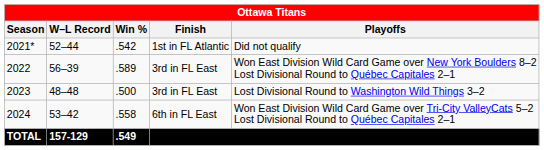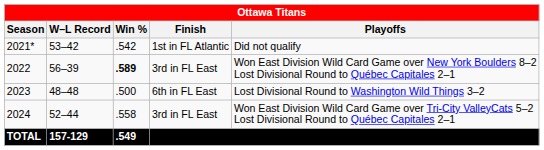(64, 46) 52–44 -> (64, 46) 53–42
(126, 69) normal -> (126, 69) bold
(185, 91) 3rd in FL East -> (184, 91) 6th in FL East
(64, 114) 53–42 -> (64, 114) 52–44
(184, 114) 6th in FL East -> (185, 114) 3rd in FL East
